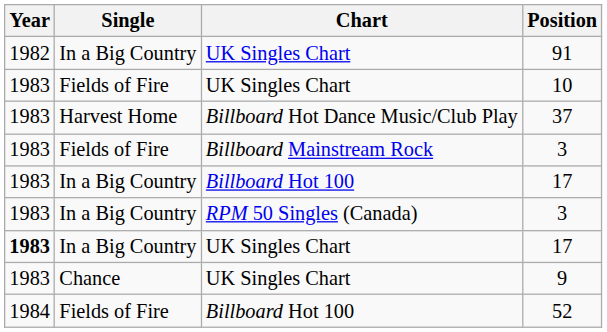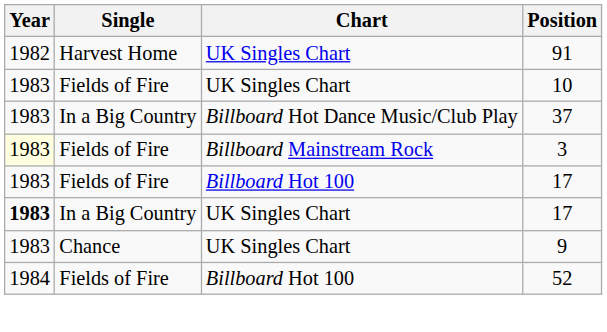(128, 52) In a Big Country -> (118, 52) Harvest Home
(118, 117) Harvest Home -> (128, 117) In a Big Country
(30, 149) no background -> (30, 149) lightyellow background
(128, 181) In a Big Country -> (114, 181) Fields of Fire
- row: (312, 213)
